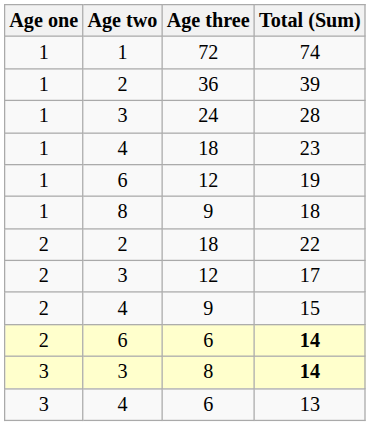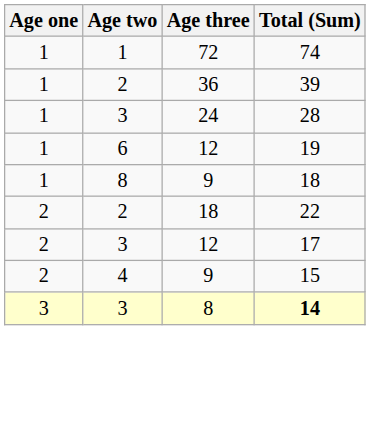- row: (208, 148)
- row: (208, 340)
- row: (208, 404)
